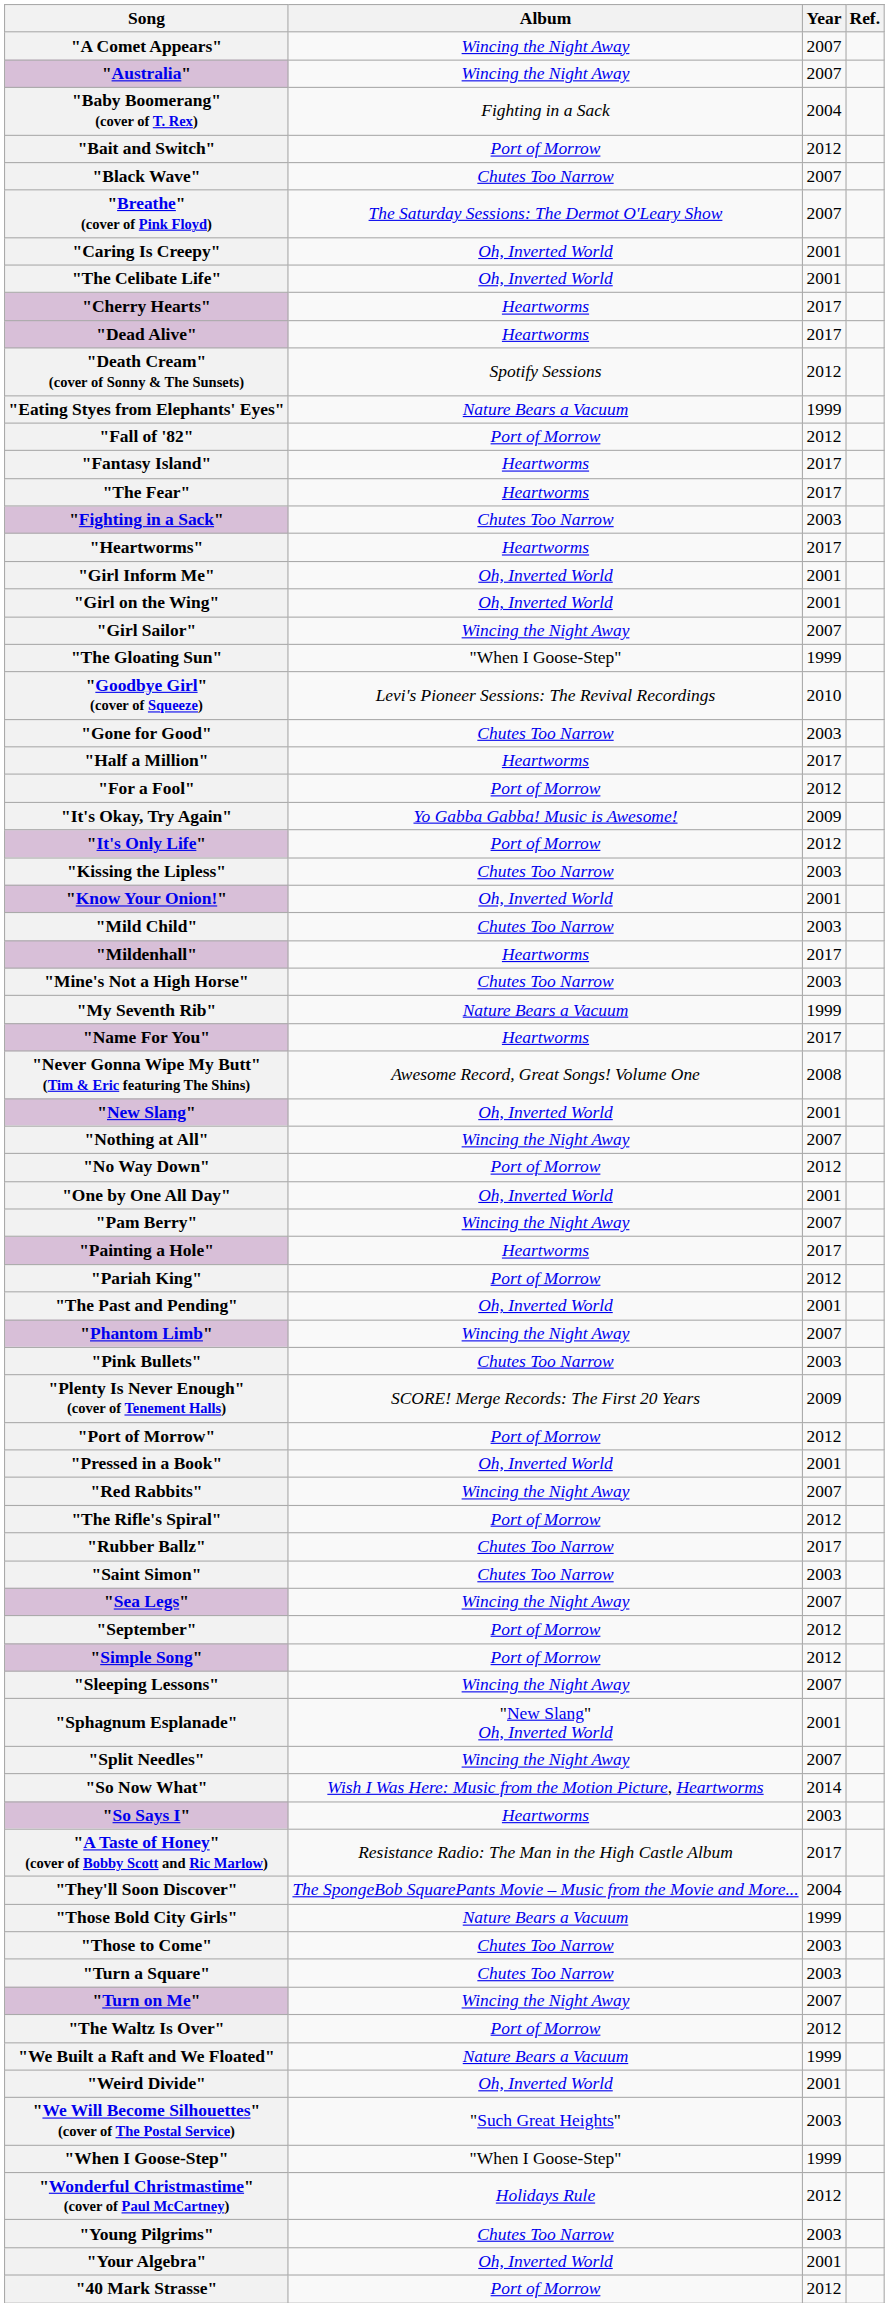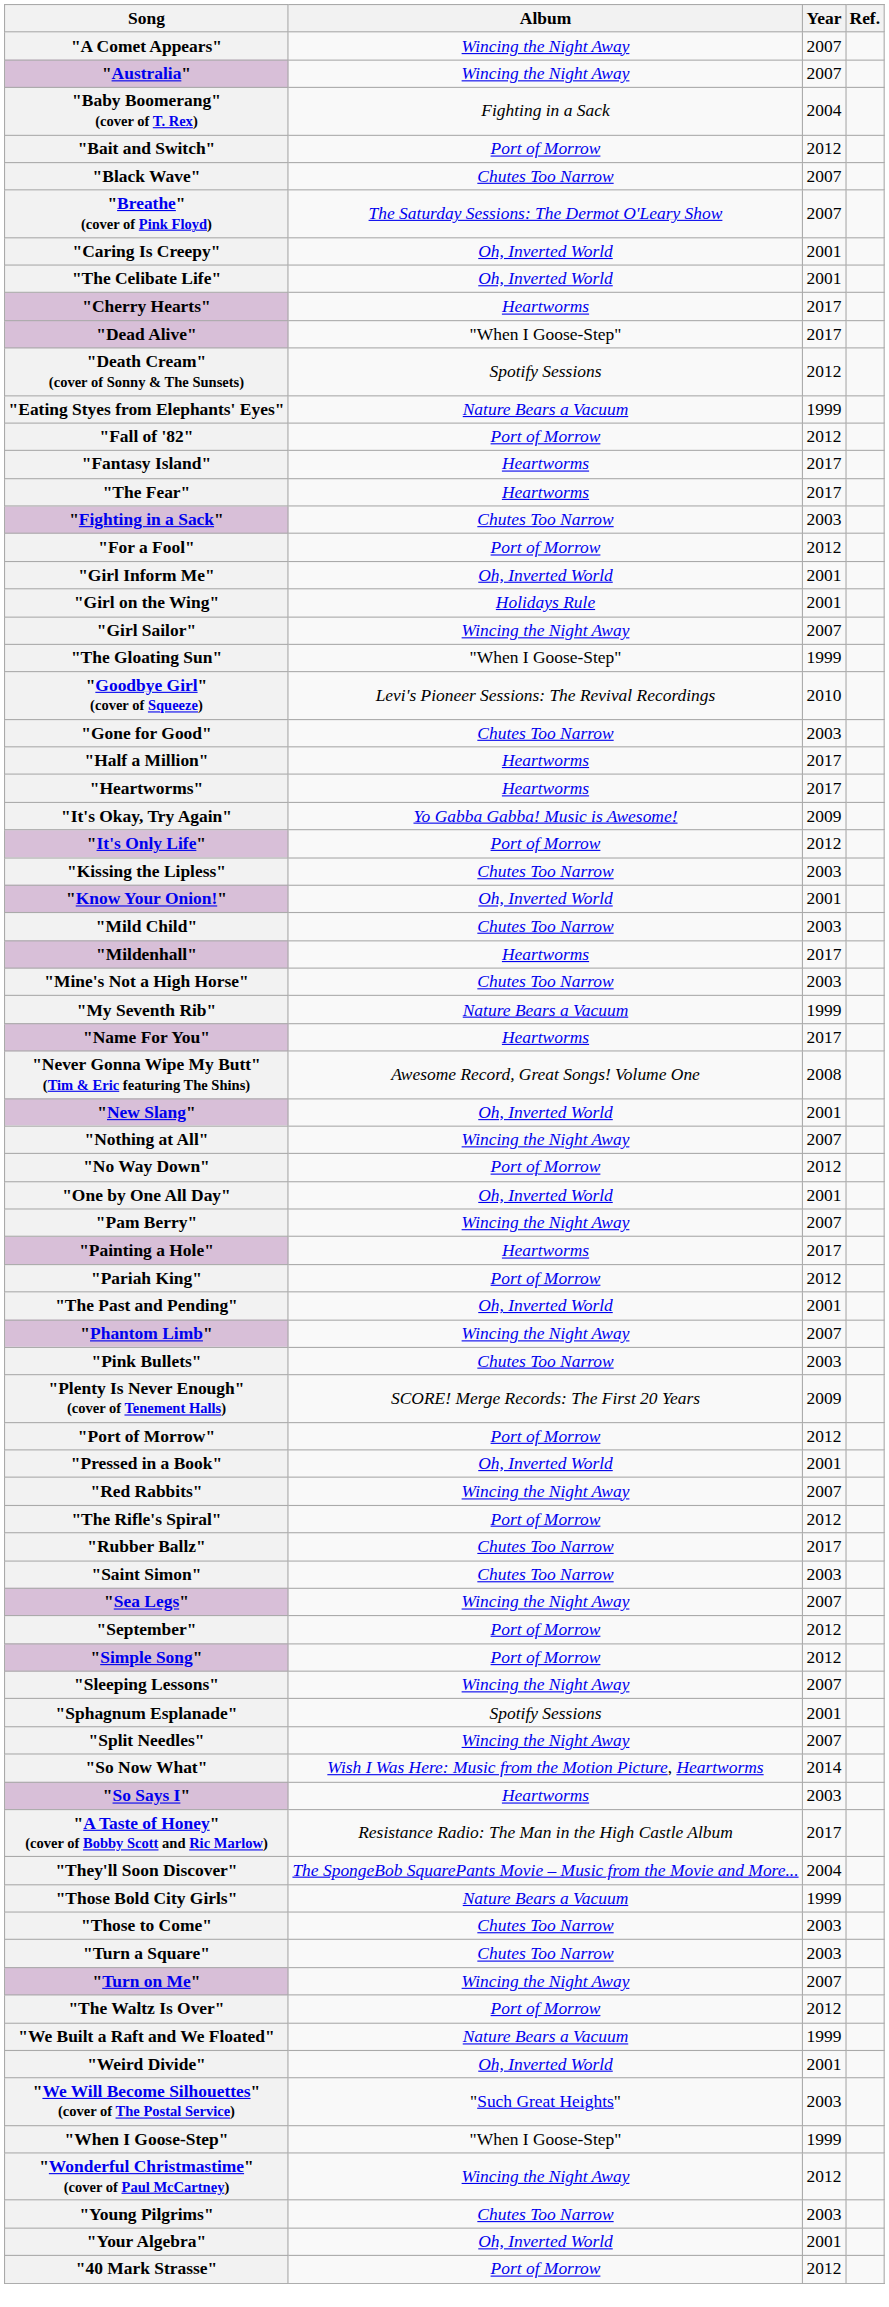(546, 334) Heartworms -> (545, 334) "When I Goose-Step"
rows swapped: (146, 788) <-> (146, 547)
(546, 602) Oh, Inverted World -> (545, 602) Holidays Rule
(546, 1722) "New Slang" Oh, Inverted World -> (546, 1712) Spotify Sessions
(545, 2196) Holidays Rule -> (546, 2176) Wincing the Night Away
